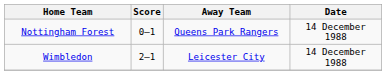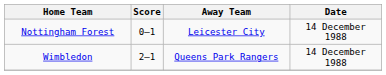(226, 32) Queens Park Rangers -> (226, 32) Leicester City
(226, 57) Leicester City -> (226, 57) Queens Park Rangers
